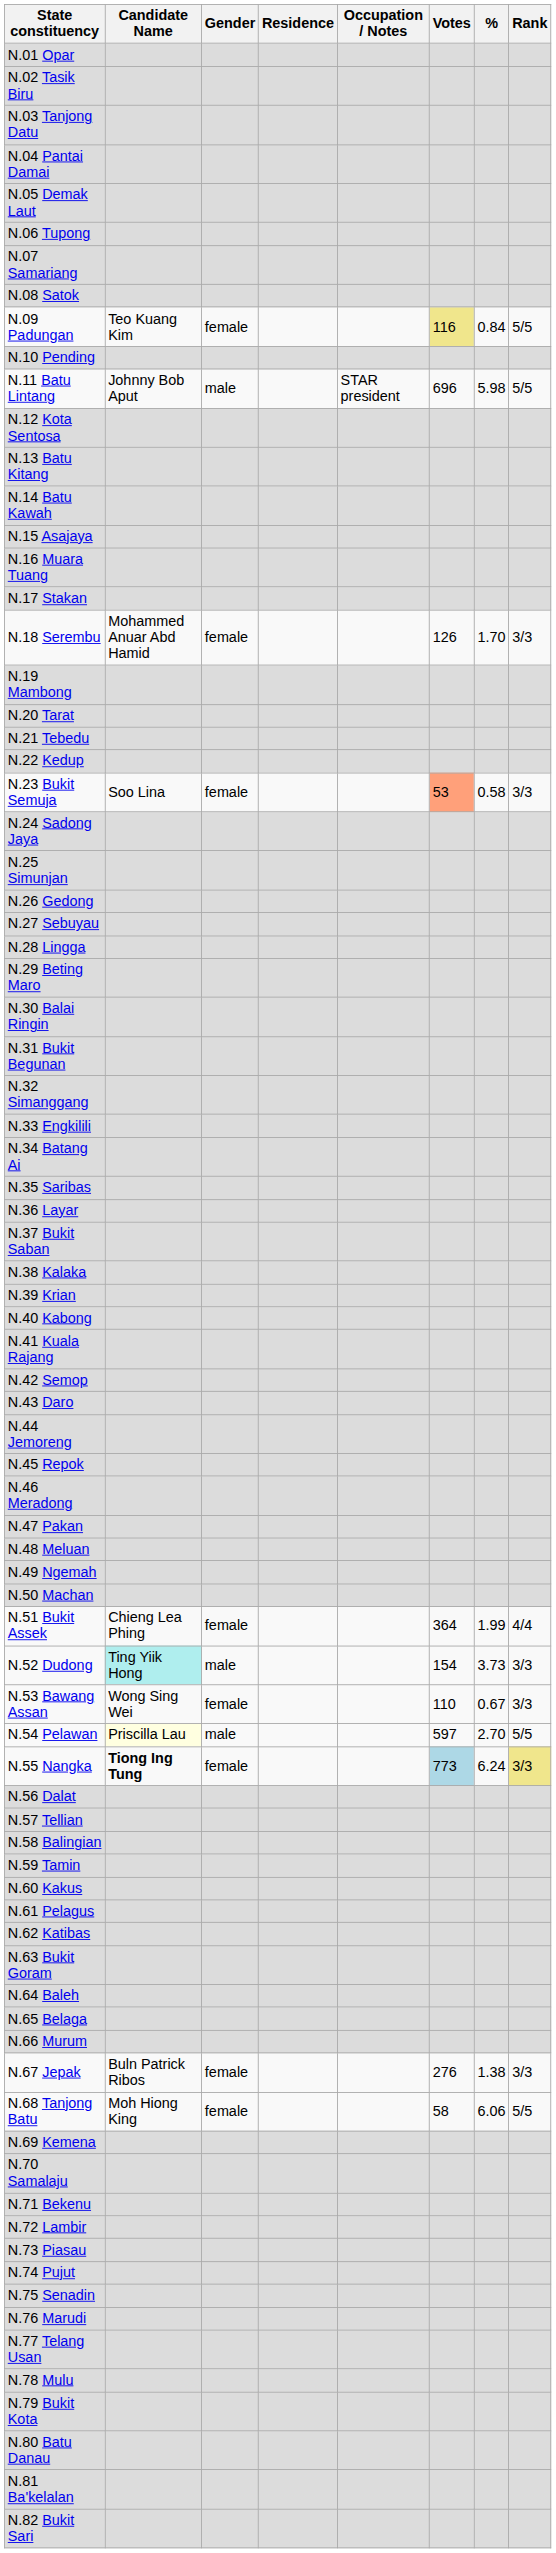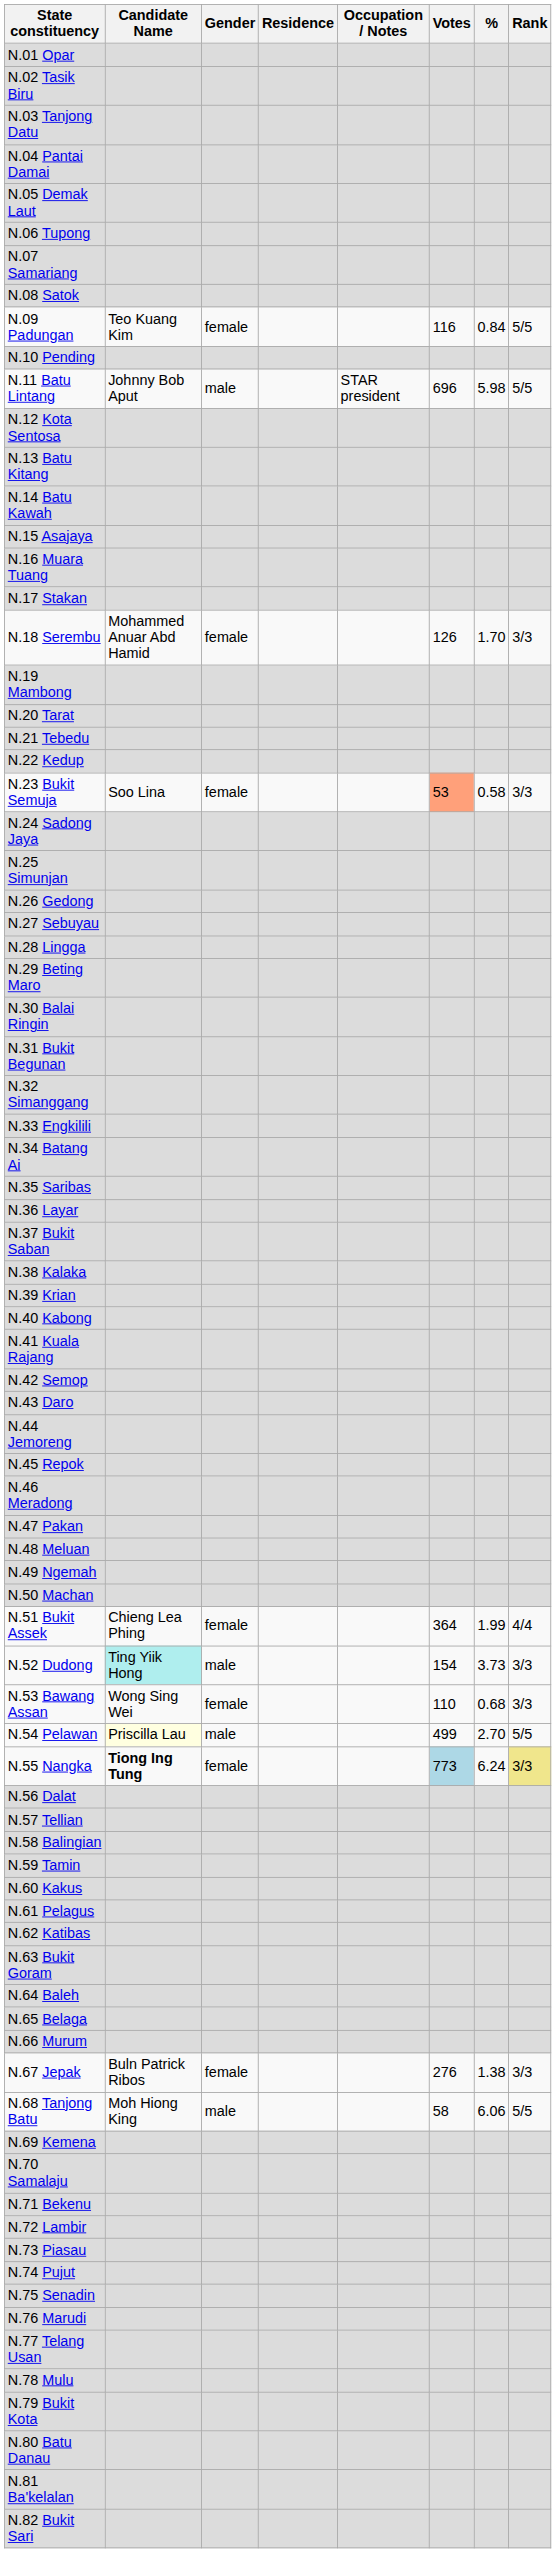(444, 326) khaki background -> (444, 326) no background
(492, 1704) 0.67 -> (492, 1704) 0.68
(445, 1735) 597 -> (445, 1735) 499
(226, 2111) female -> (220, 2111) male
